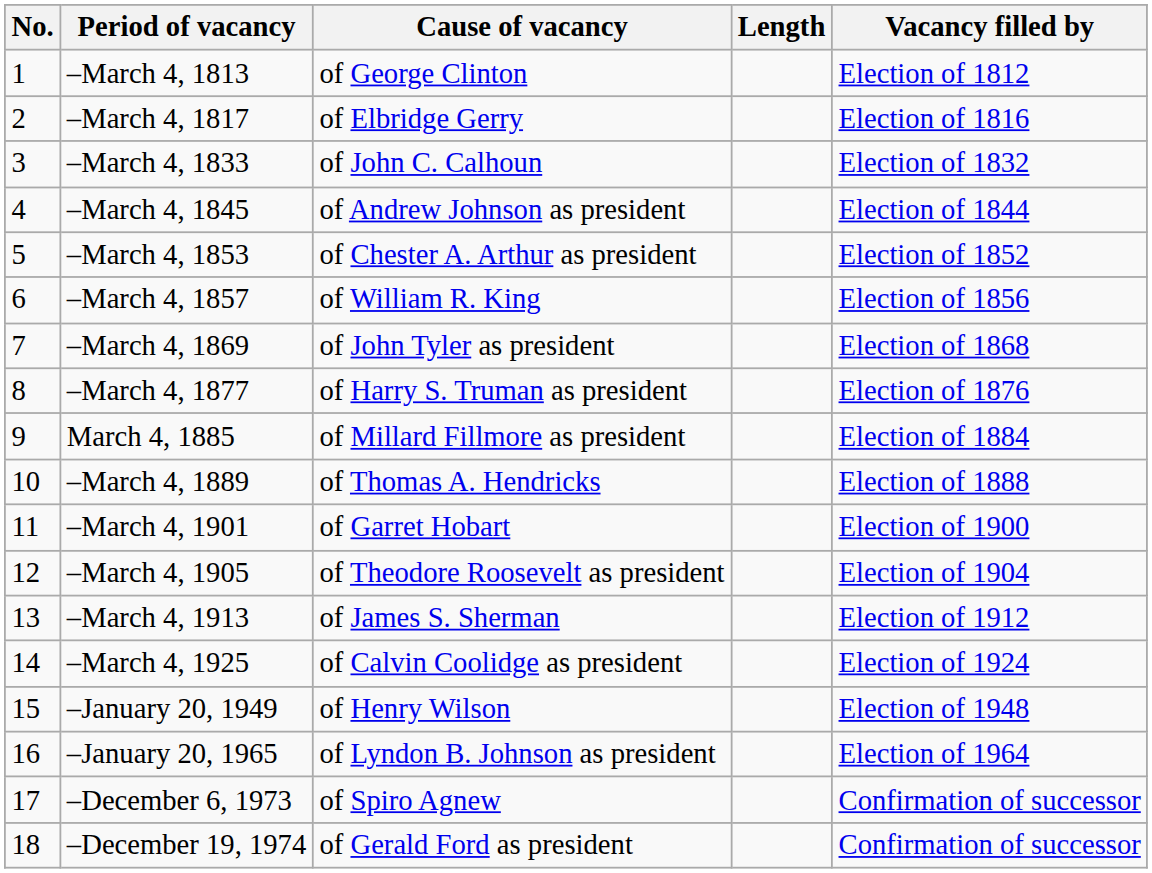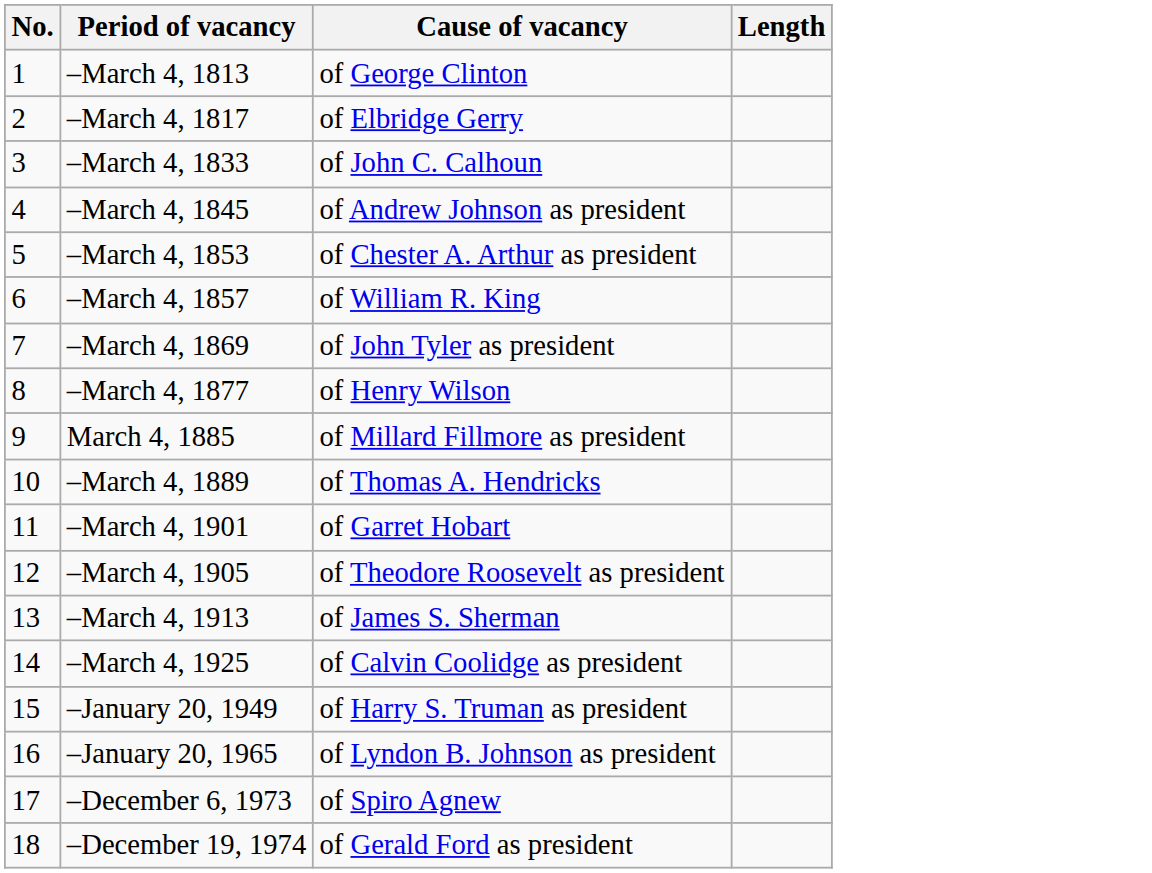- column: (990, 27)
(503, 390) of Harry S. Truman as president -> (415, 390) of Henry Wilson
(415, 708) of Henry Wilson -> (503, 708) of Harry S. Truman as president
